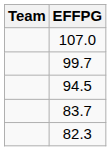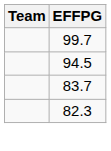- row: (77, 39)
